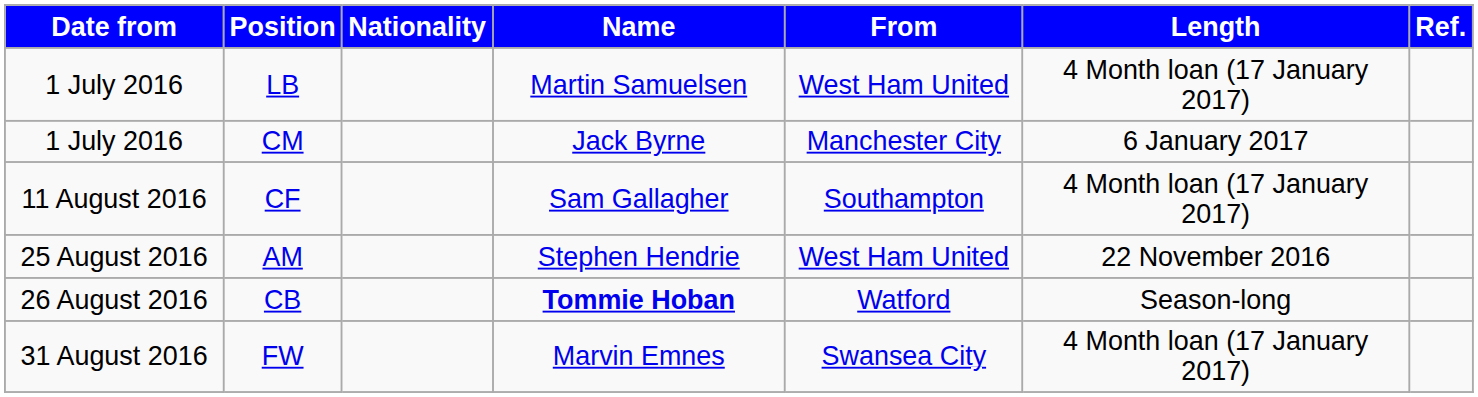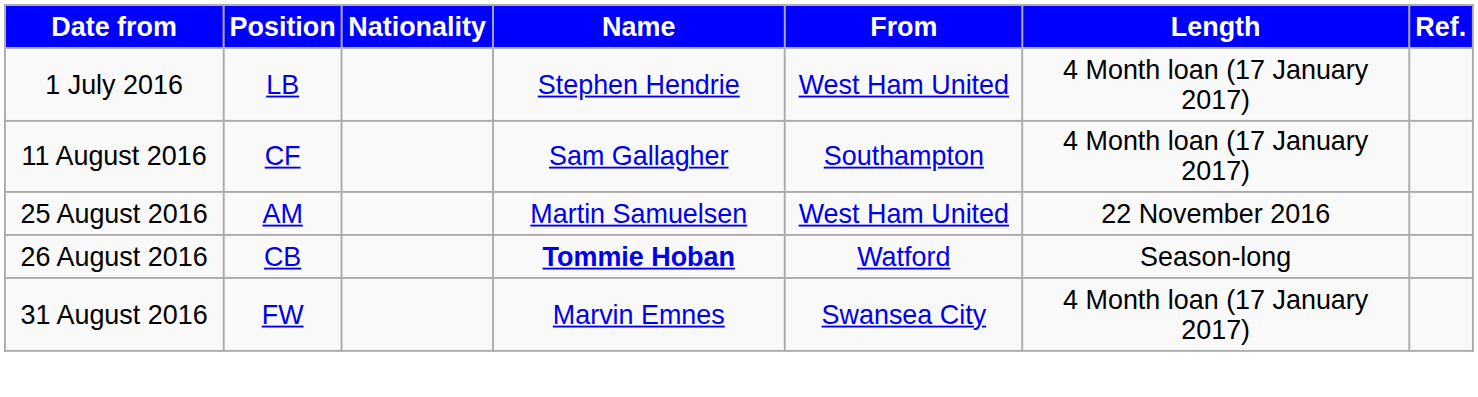(639, 84) Martin Samuelsen -> (639, 84) Stephen Hendrie
- row: (283, 142)
(639, 257) Stephen Hendrie -> (639, 214) Martin Samuelsen
